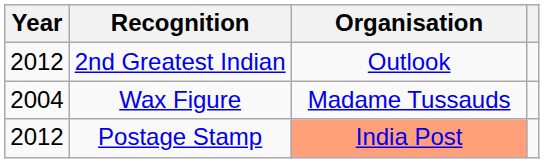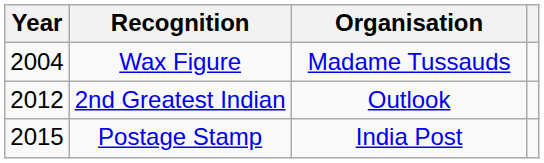rows swapped: (180, 99) <-> (180, 61)
(37, 137) 2012 -> (37, 137) 2015
(409, 137) lightsalmon background -> (409, 137) no background
